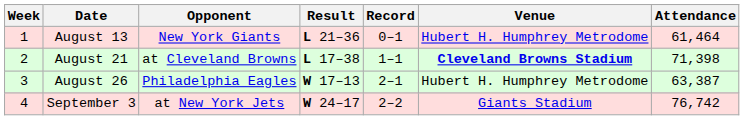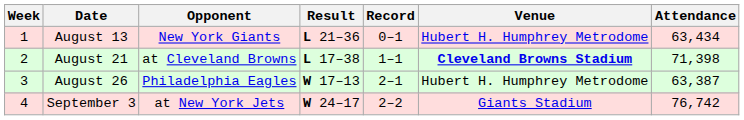(695, 38) 61,464 -> (695, 38) 63,434
